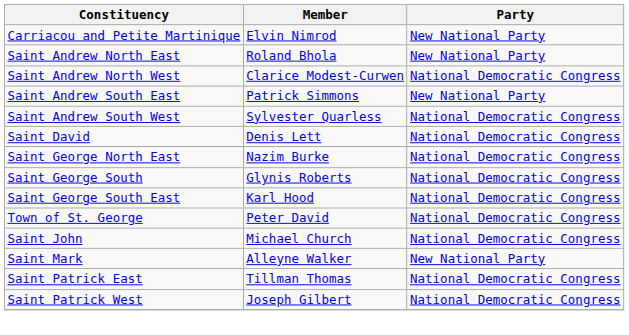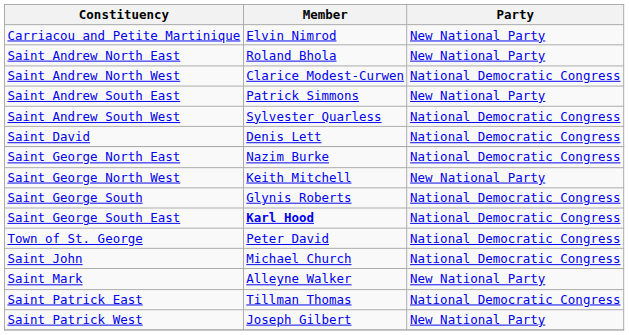+ row: (94, 177)
(280, 198) normal -> (280, 218) bold
(515, 299) National Democratic Congress -> (478, 320) New National Party
